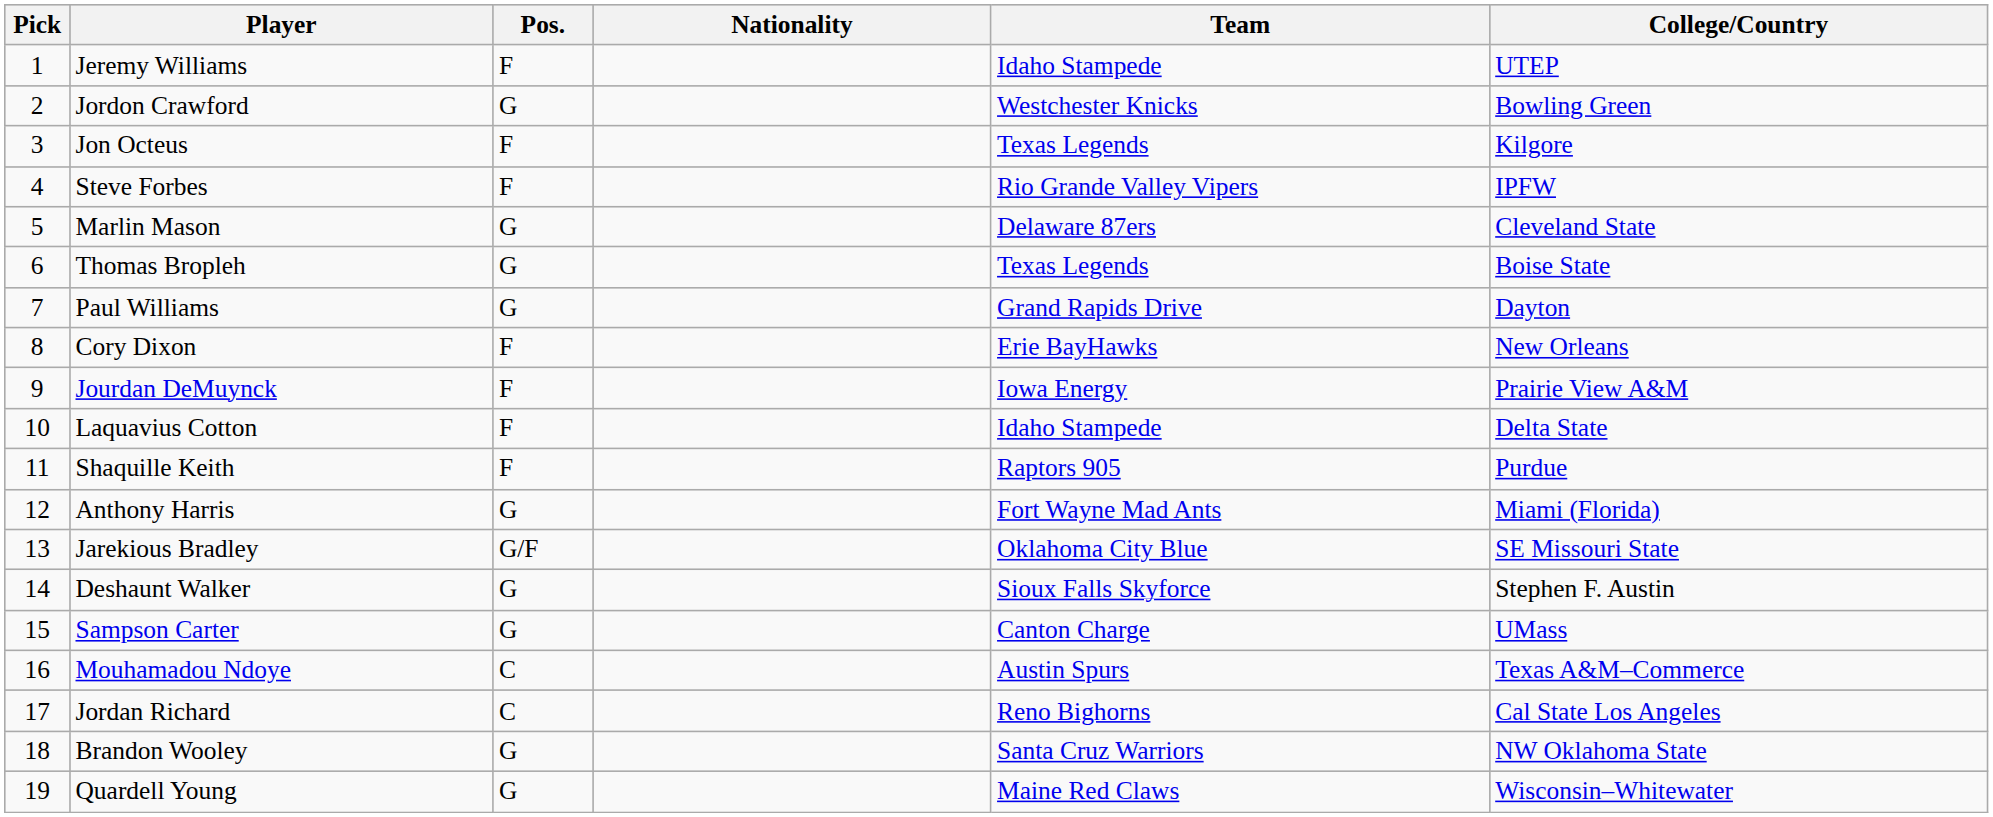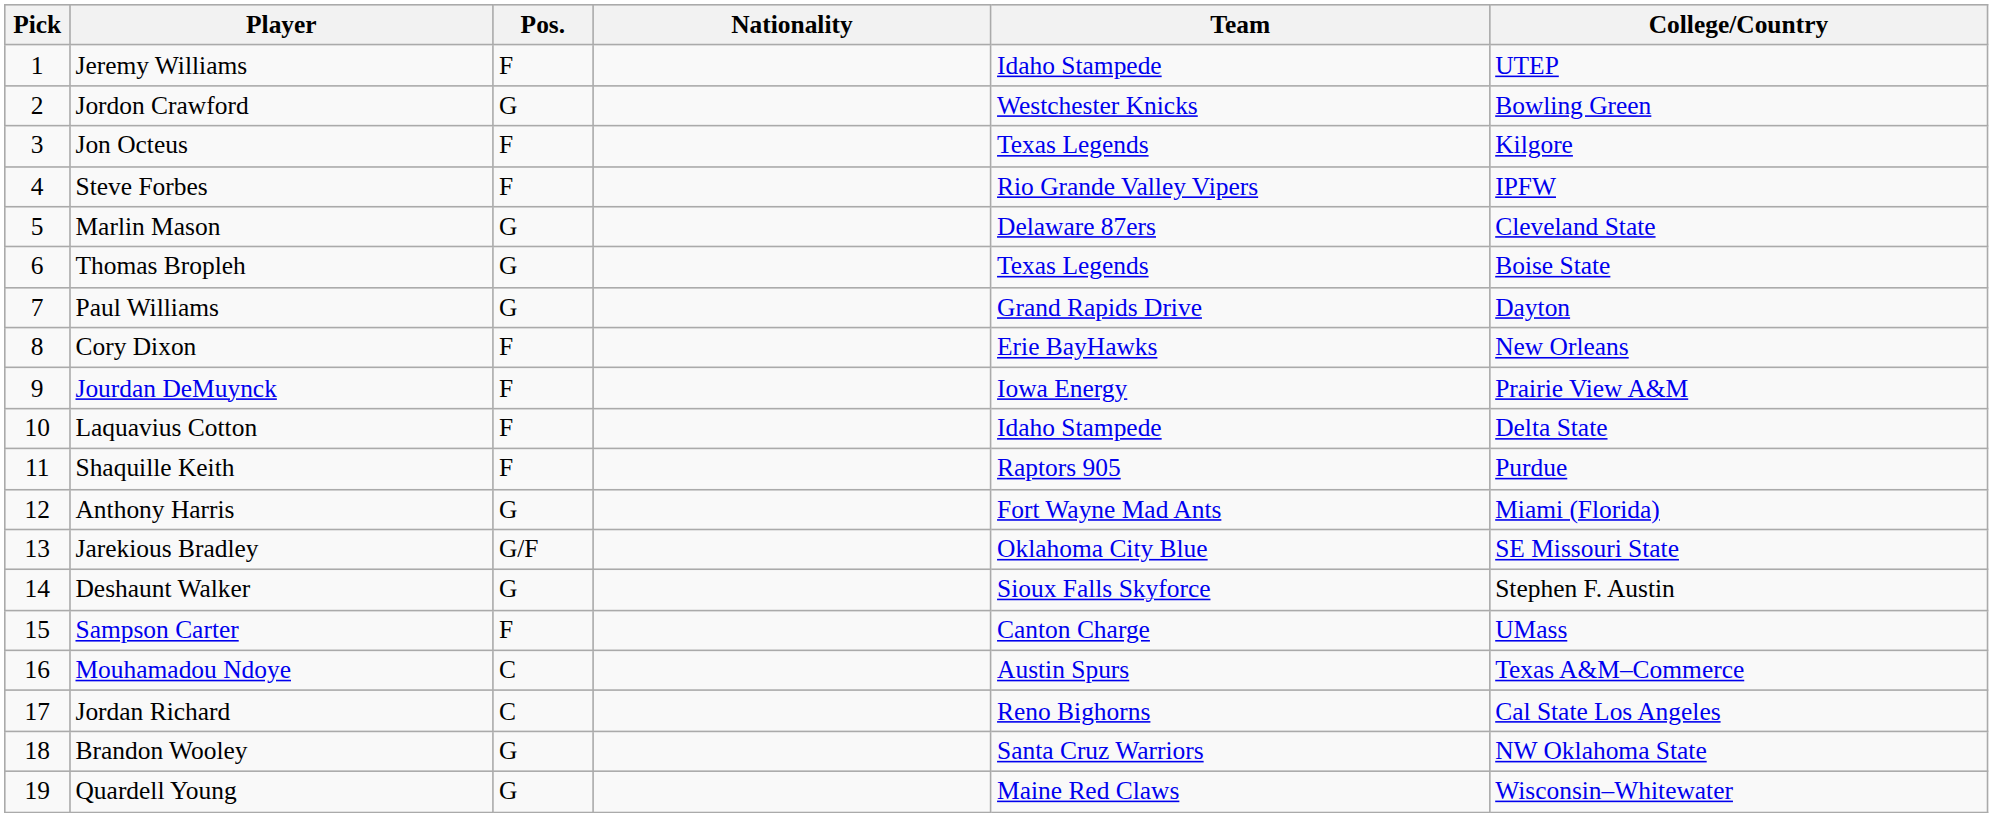(508, 629) G -> (506, 629) F
